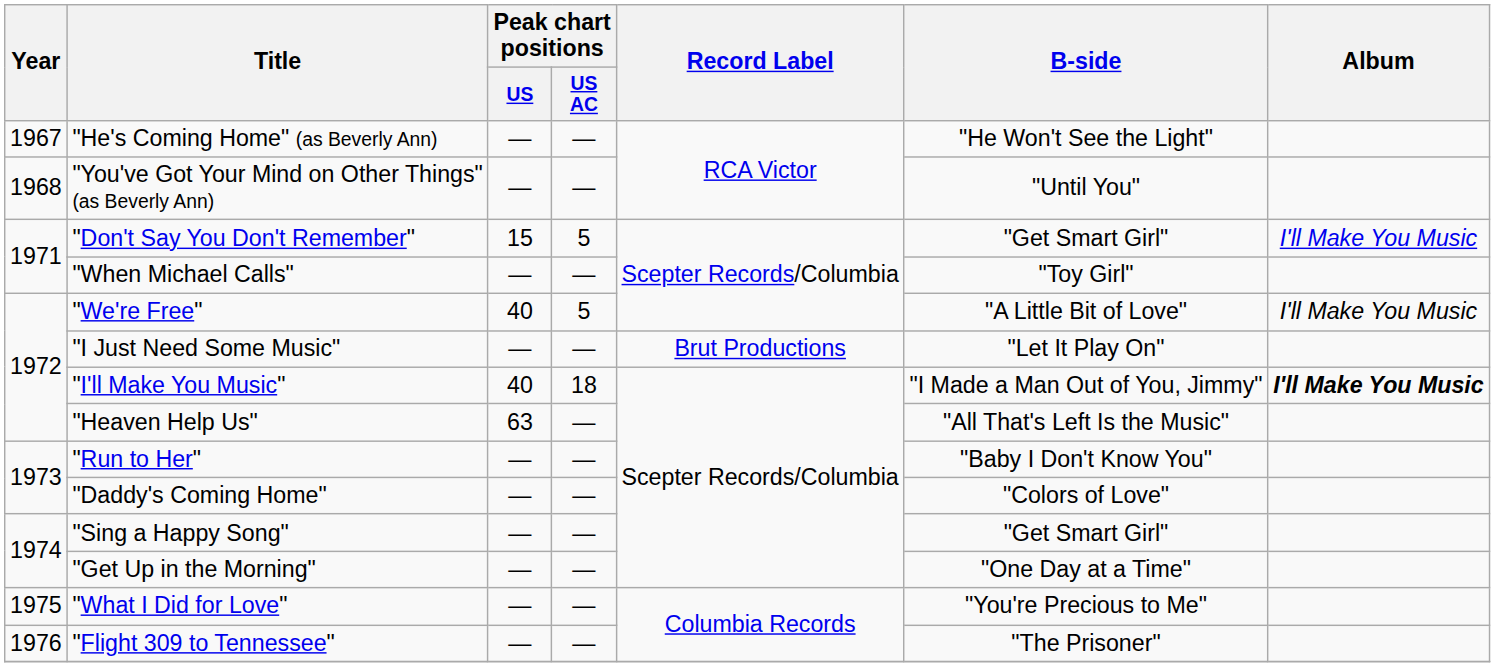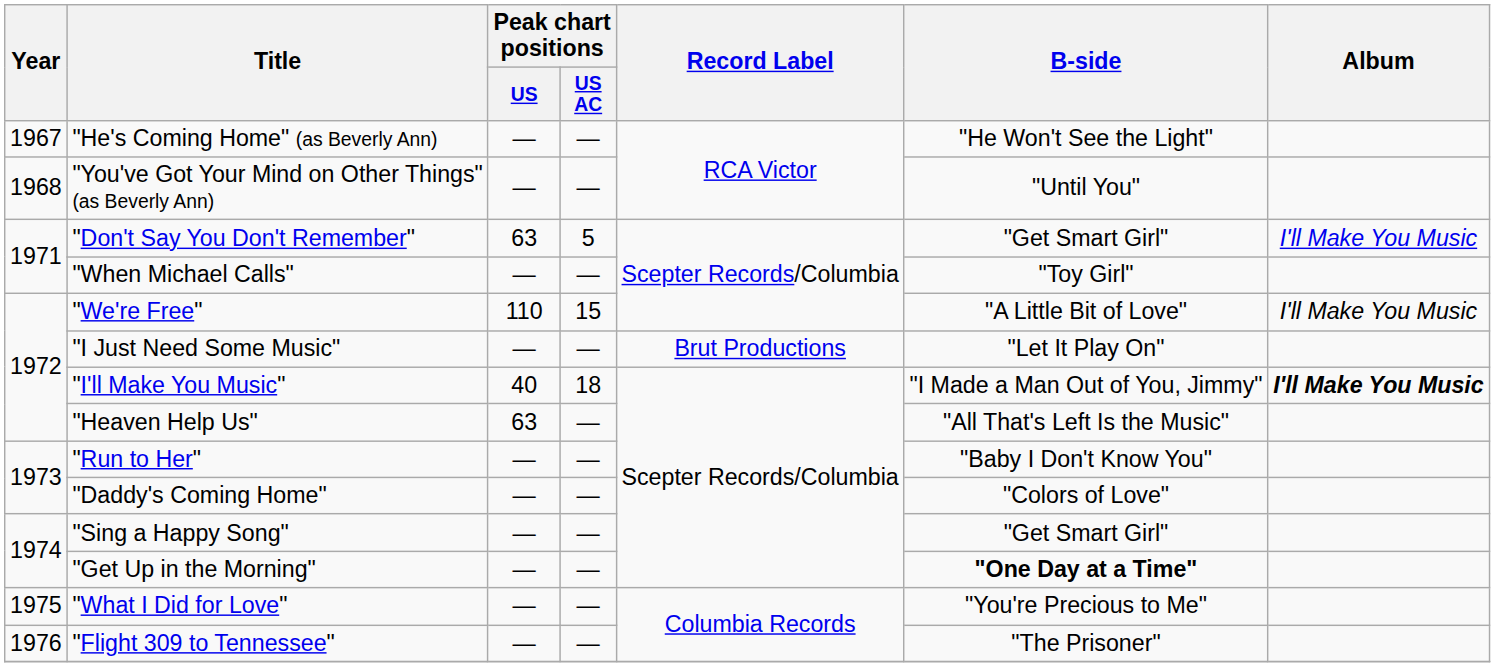(520, 238) 15 -> (524, 238) 63
(520, 311) 40 -> (524, 311) 110
(584, 311) 5 -> (588, 311) 15
(1086, 569) normal -> (1086, 569) bold
